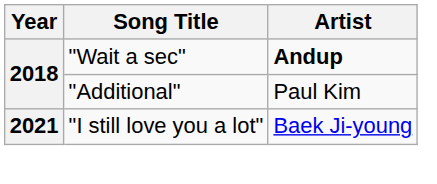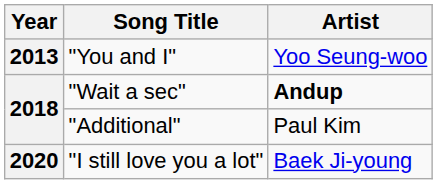+ row: (122, 56)
(34, 126) 2021 -> (34, 160) 2020
